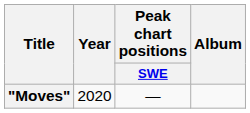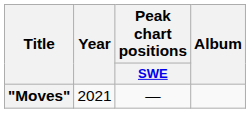(95, 96) 2020 -> (95, 96) 2021
